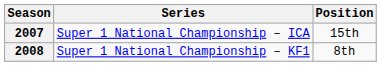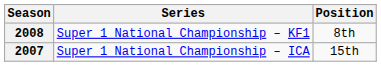rows swapped: (29, 33) <-> (29, 52)
